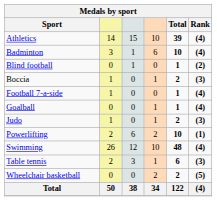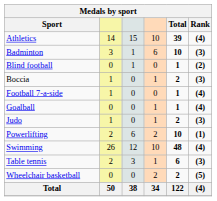(200, 51) (4) -> (200, 51) (3)
